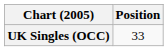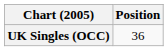(138, 35) 33 -> (138, 35) 36
